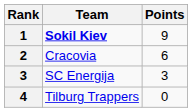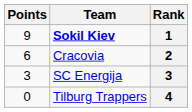columns swapped: (23, 14) <-> (165, 14)
